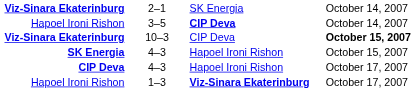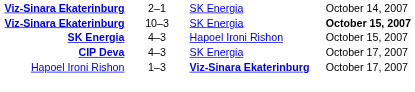- row: (78, 23)
(212, 38) CIP Deva -> (216, 23) SK Energia
(236, 67) Hapoel Ironi Rishon -> (216, 52) SK Energia
